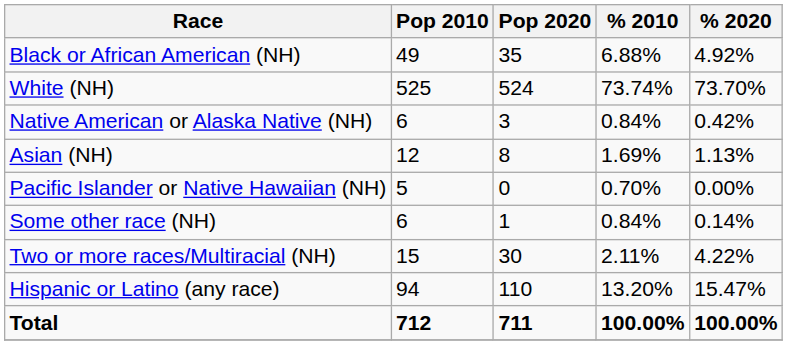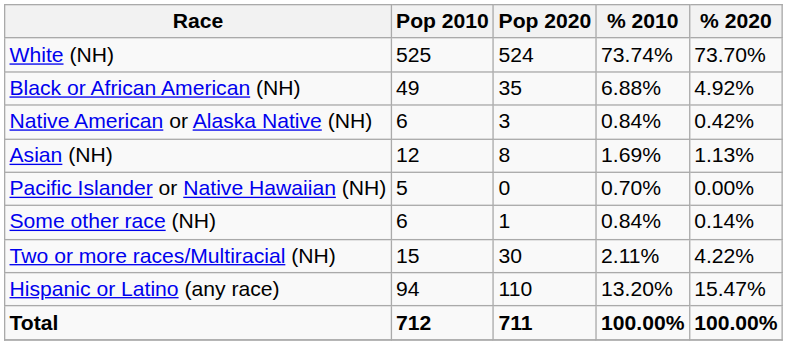rows swapped: (62, 88) <-> (155, 54)
